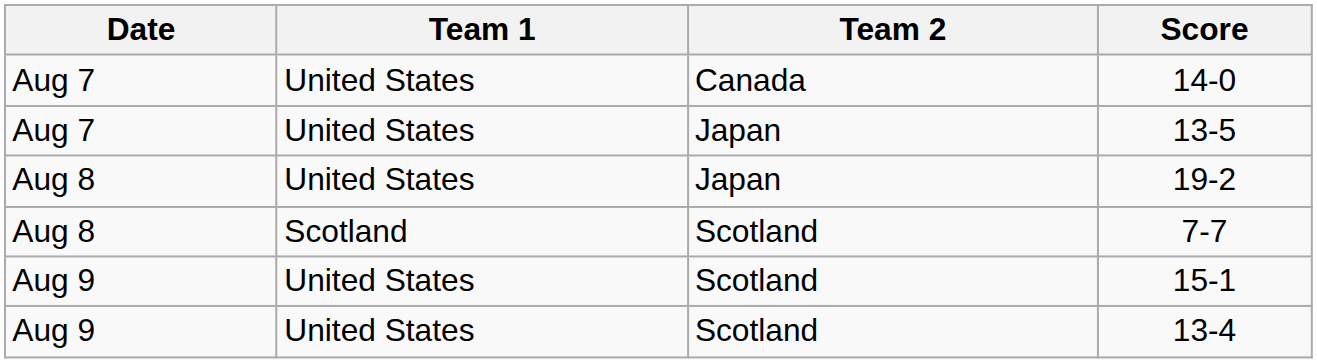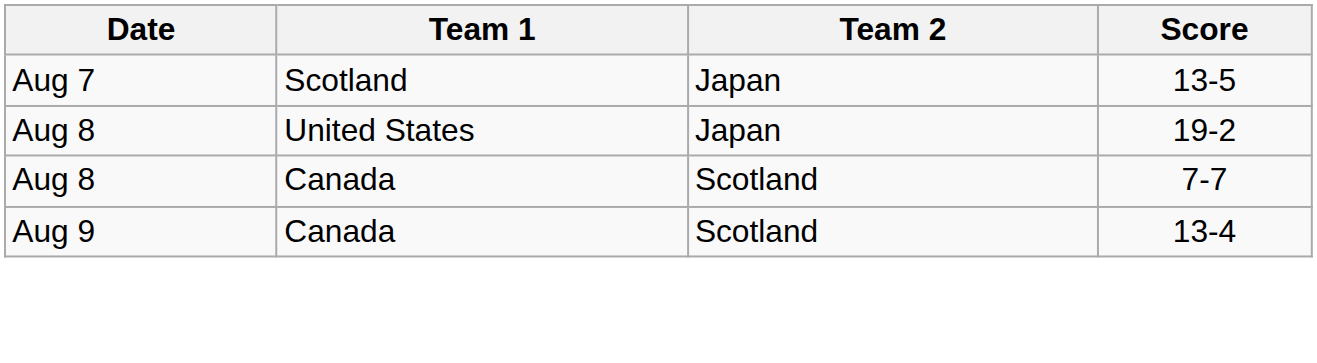- row: (1204, 79)
(379, 130) United States -> (346, 79) Scotland
(346, 230) Scotland -> (340, 180) Canada
- row: (1204, 280)
(379, 331) United States -> (340, 230) Canada
